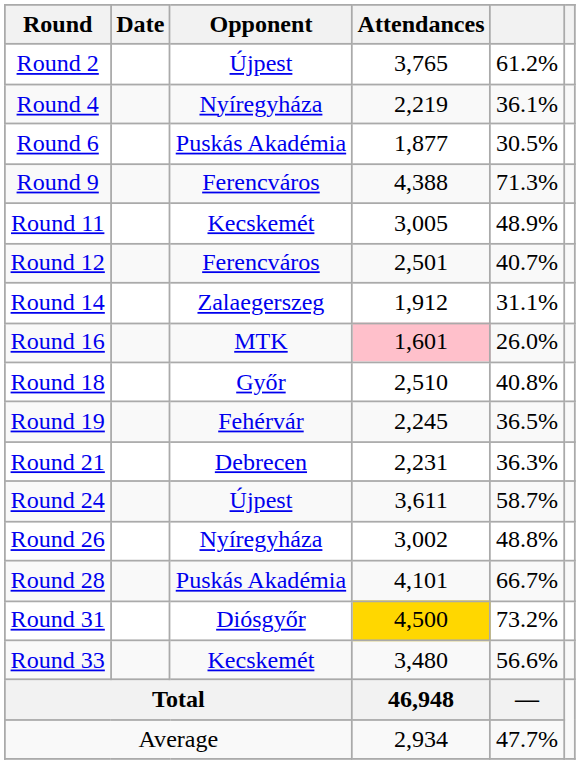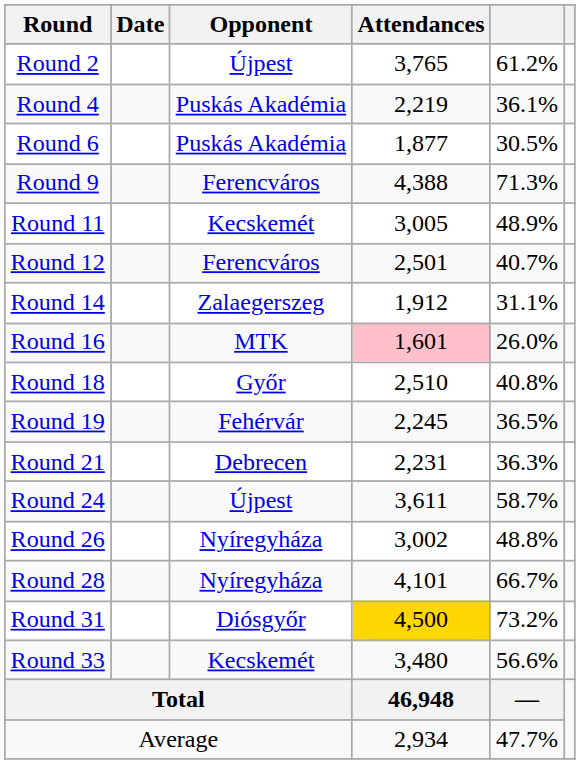(261, 103) Nyíregyháza -> (261, 103) Puskás Akadémia
(261, 579) Puskás Akadémia -> (261, 579) Nyíregyháza
